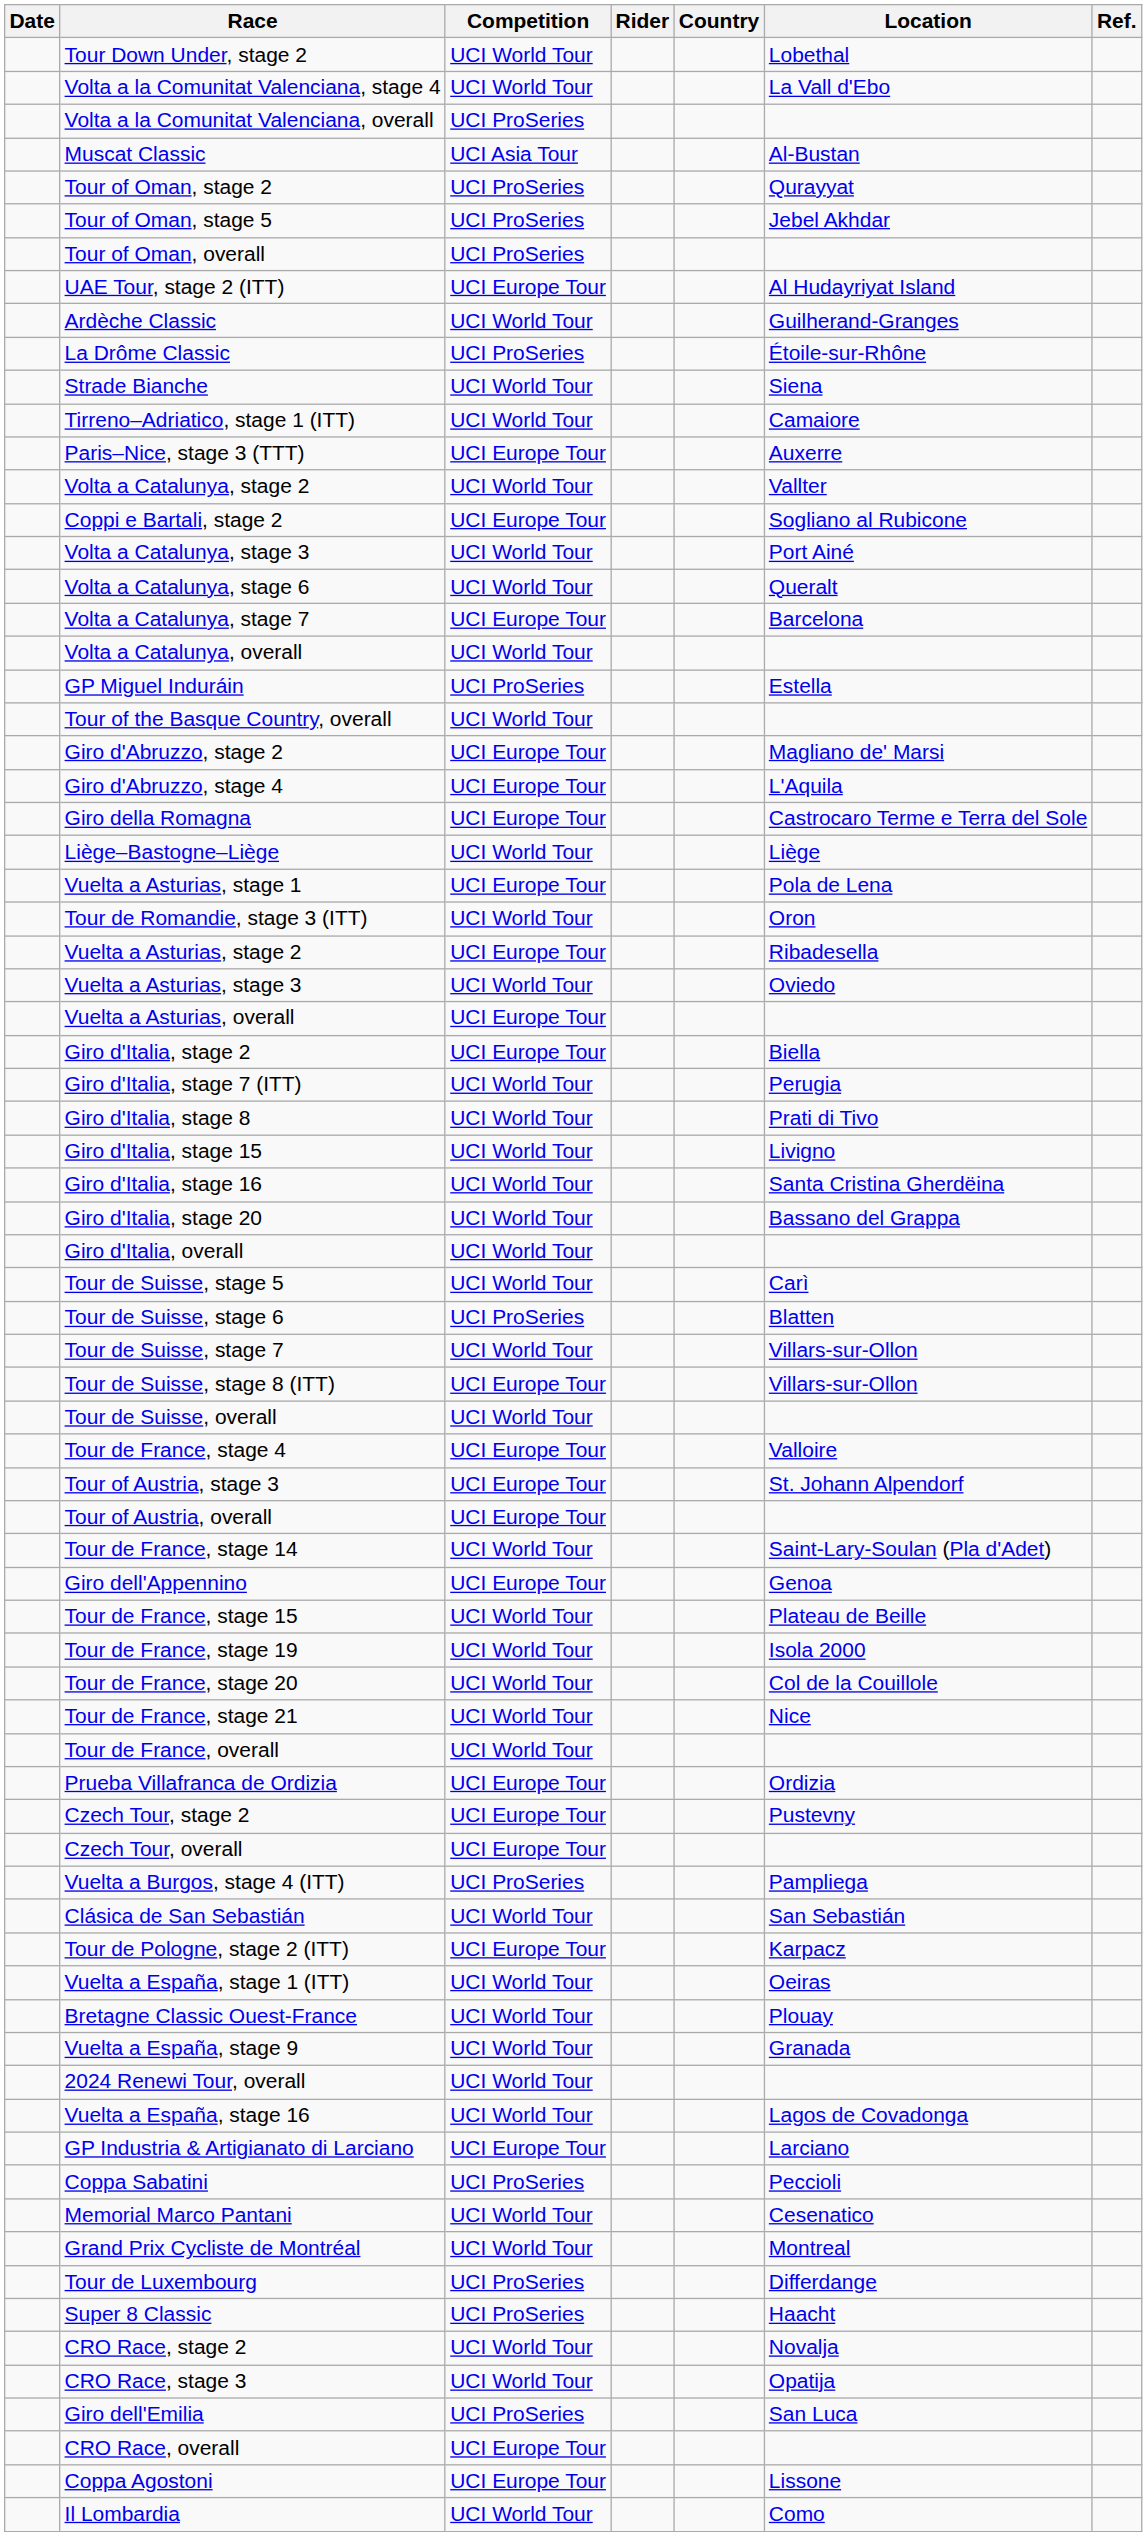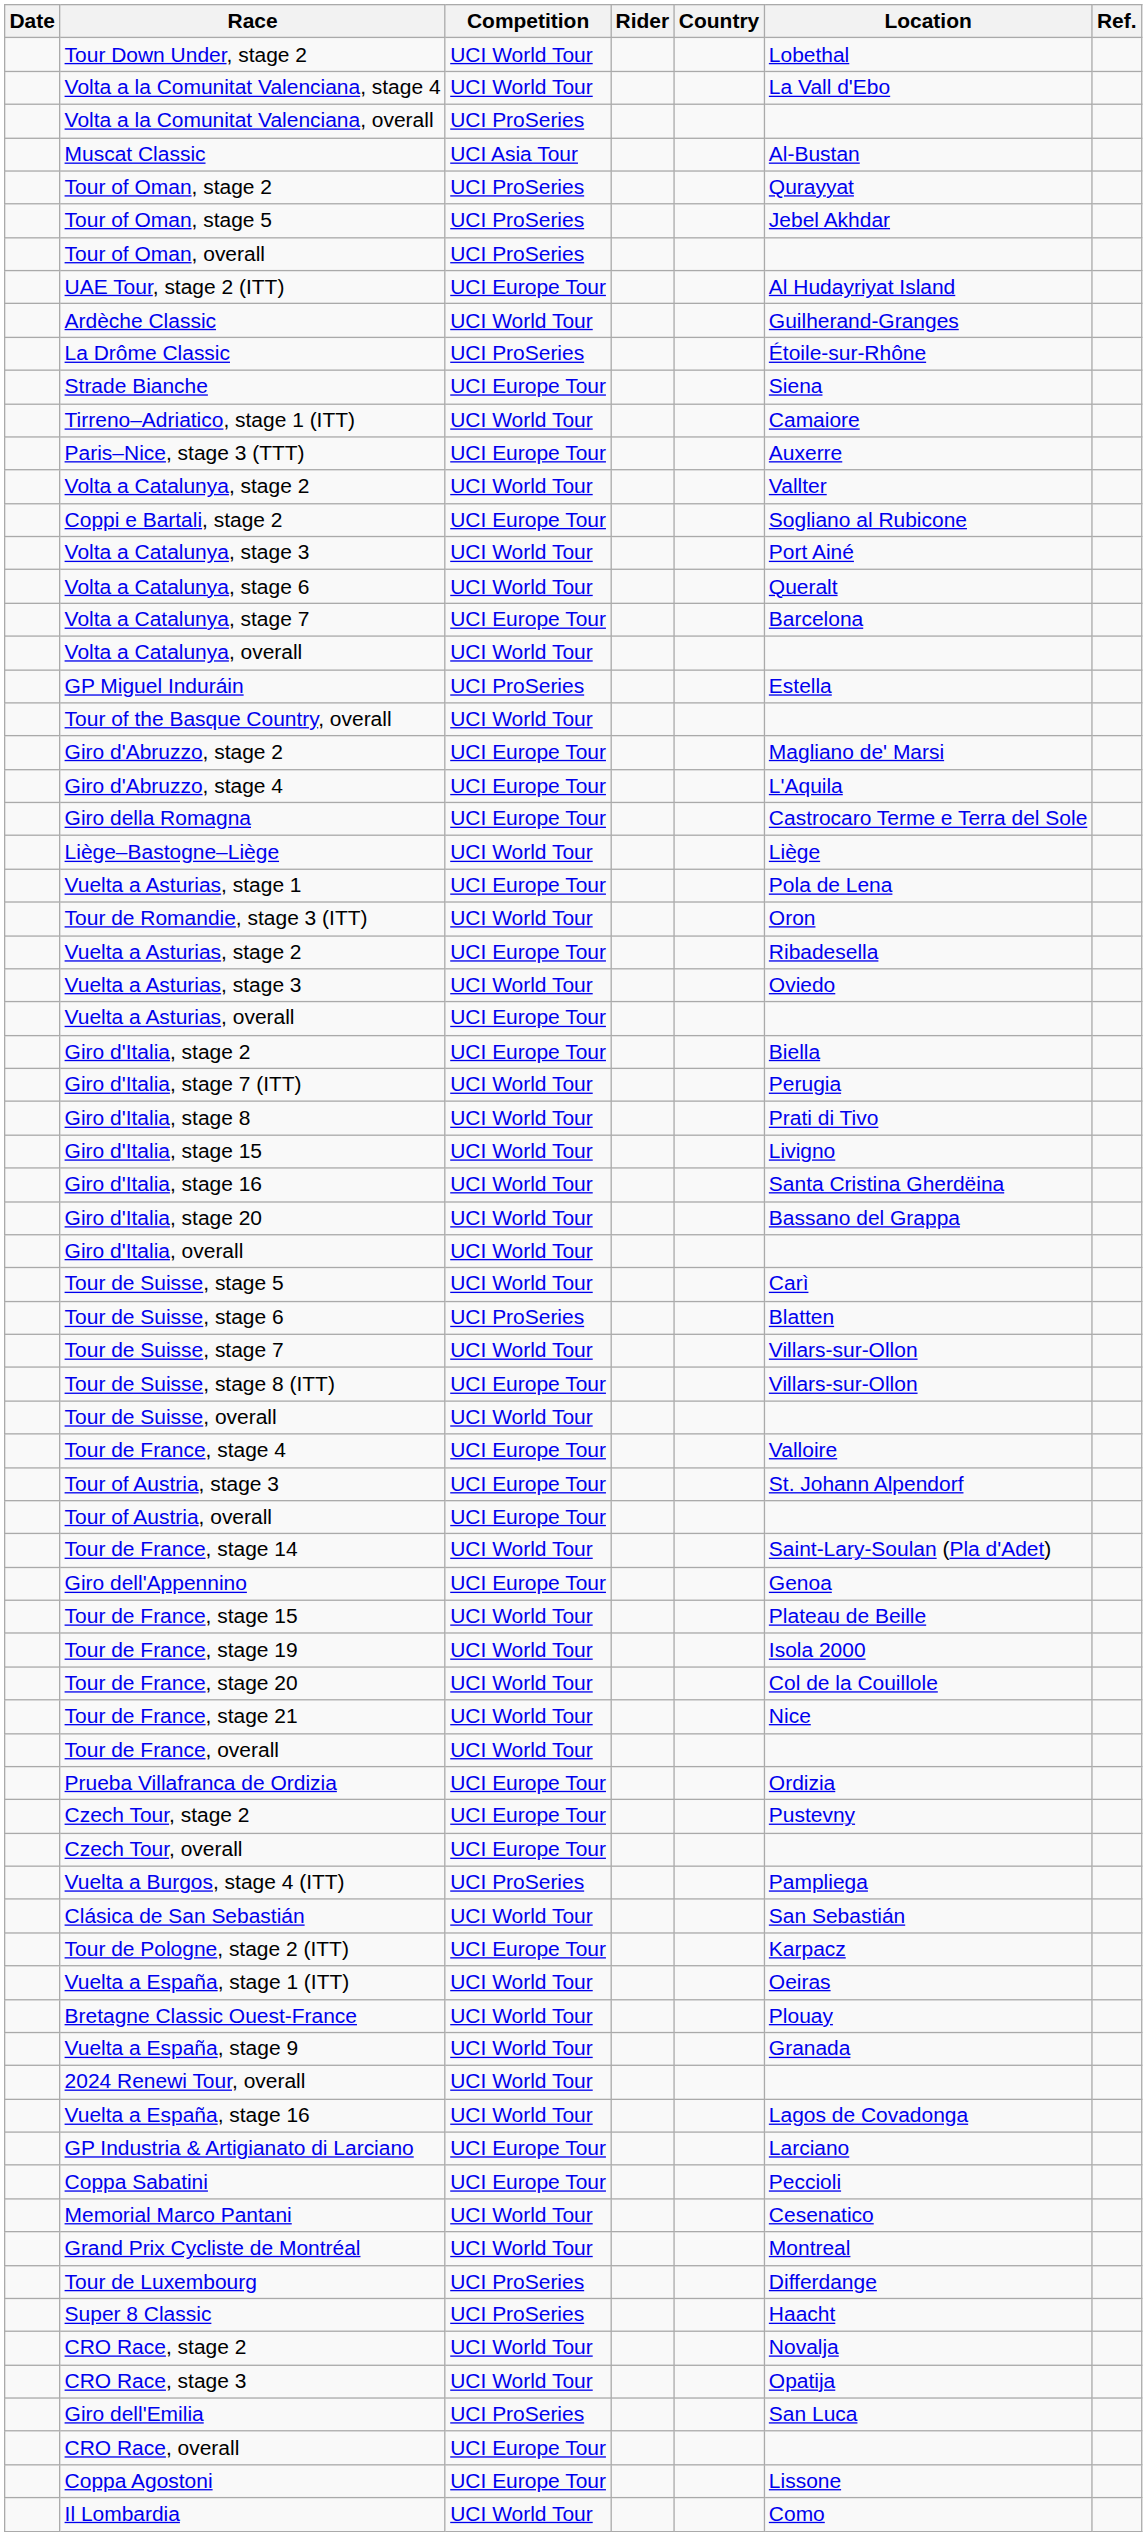(521, 386) UCI World Tour -> (528, 386) UCI Europe Tour
(517, 2181) UCI ProSeries -> (528, 2181) UCI Europe Tour
